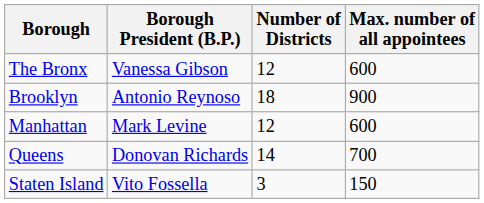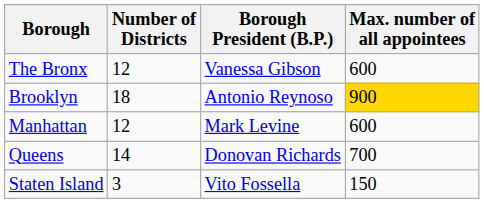columns swapped: (180, 29) <-> (299, 29)
(363, 97) no background -> (363, 97) gold background
